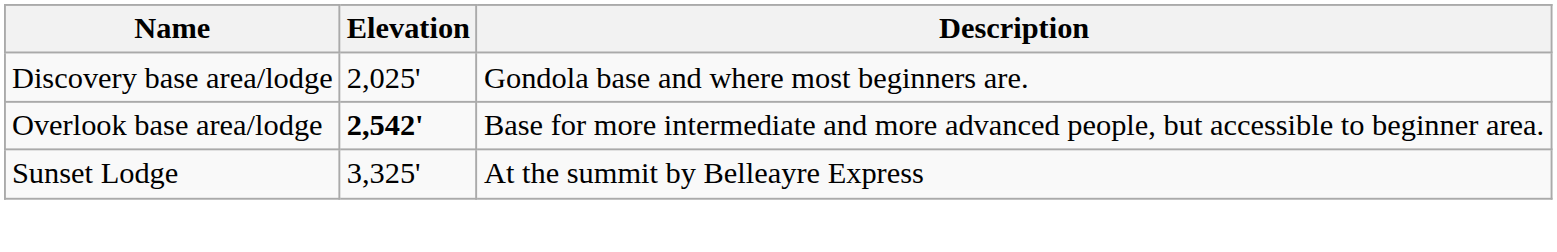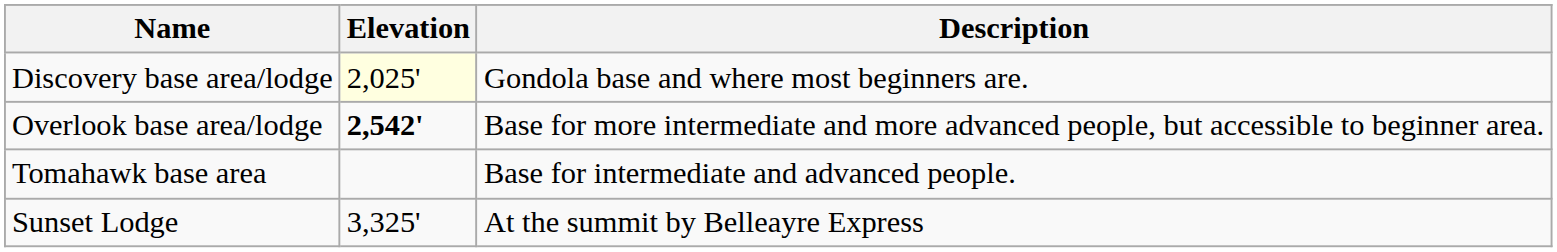(384, 76) no background -> (384, 76) lightyellow background
+ row: (139, 173)
